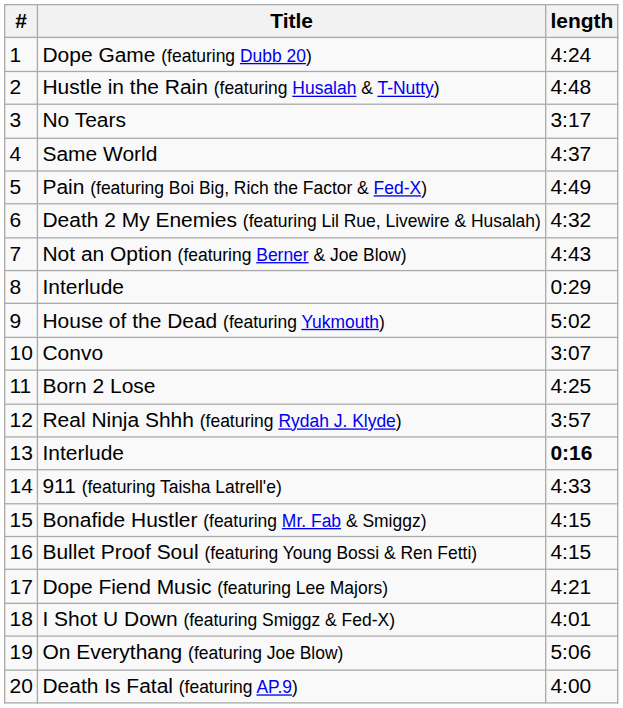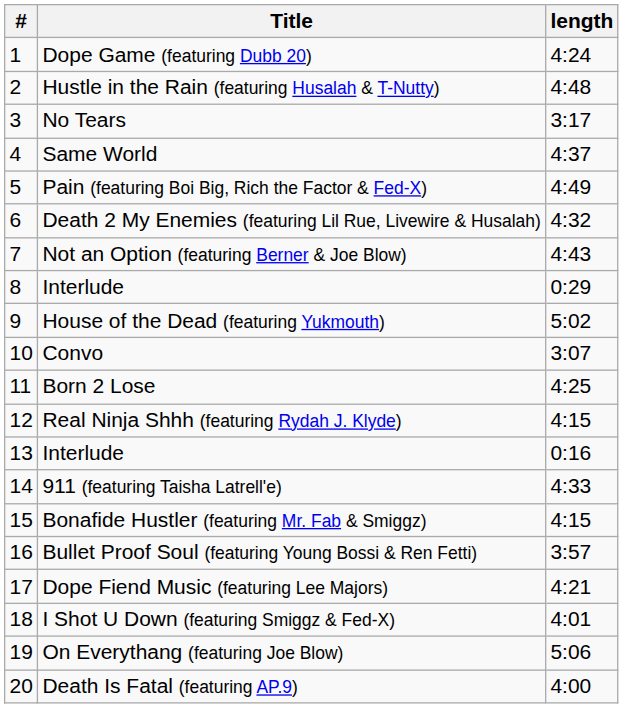(571, 420) 3:57 -> (571, 420) 4:15
(571, 453) bold -> (571, 453) normal
(571, 552) 4:15 -> (571, 552) 3:57
